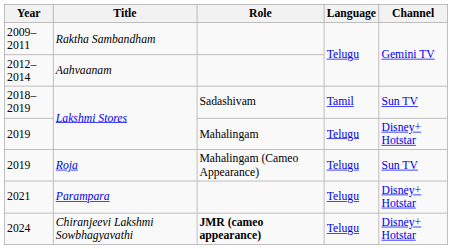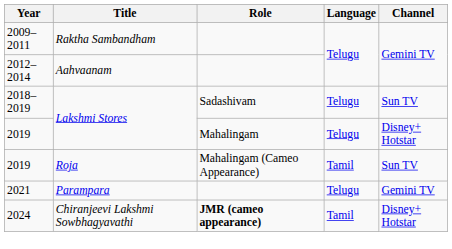(340, 102) Tamil -> (343, 102) Telugu
(343, 165) Telugu -> (340, 165) Tamil
(401, 197) Disney+ Hotstar -> (408, 190) Gemini TV
(343, 228) Telugu -> (340, 215) Tamil
